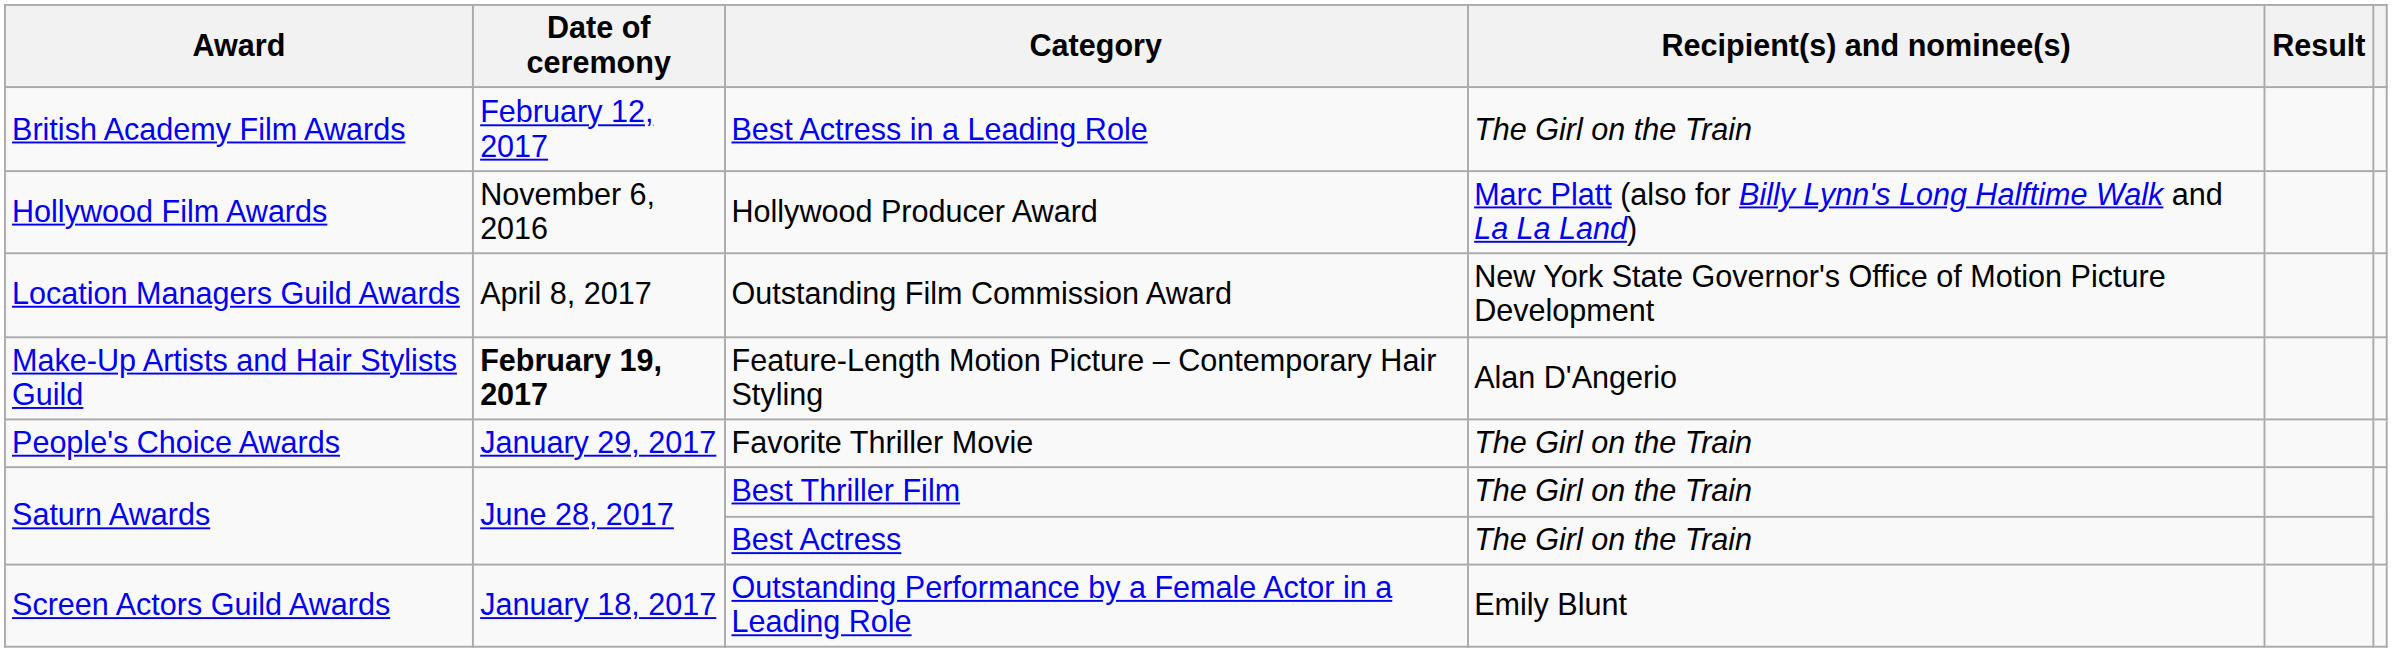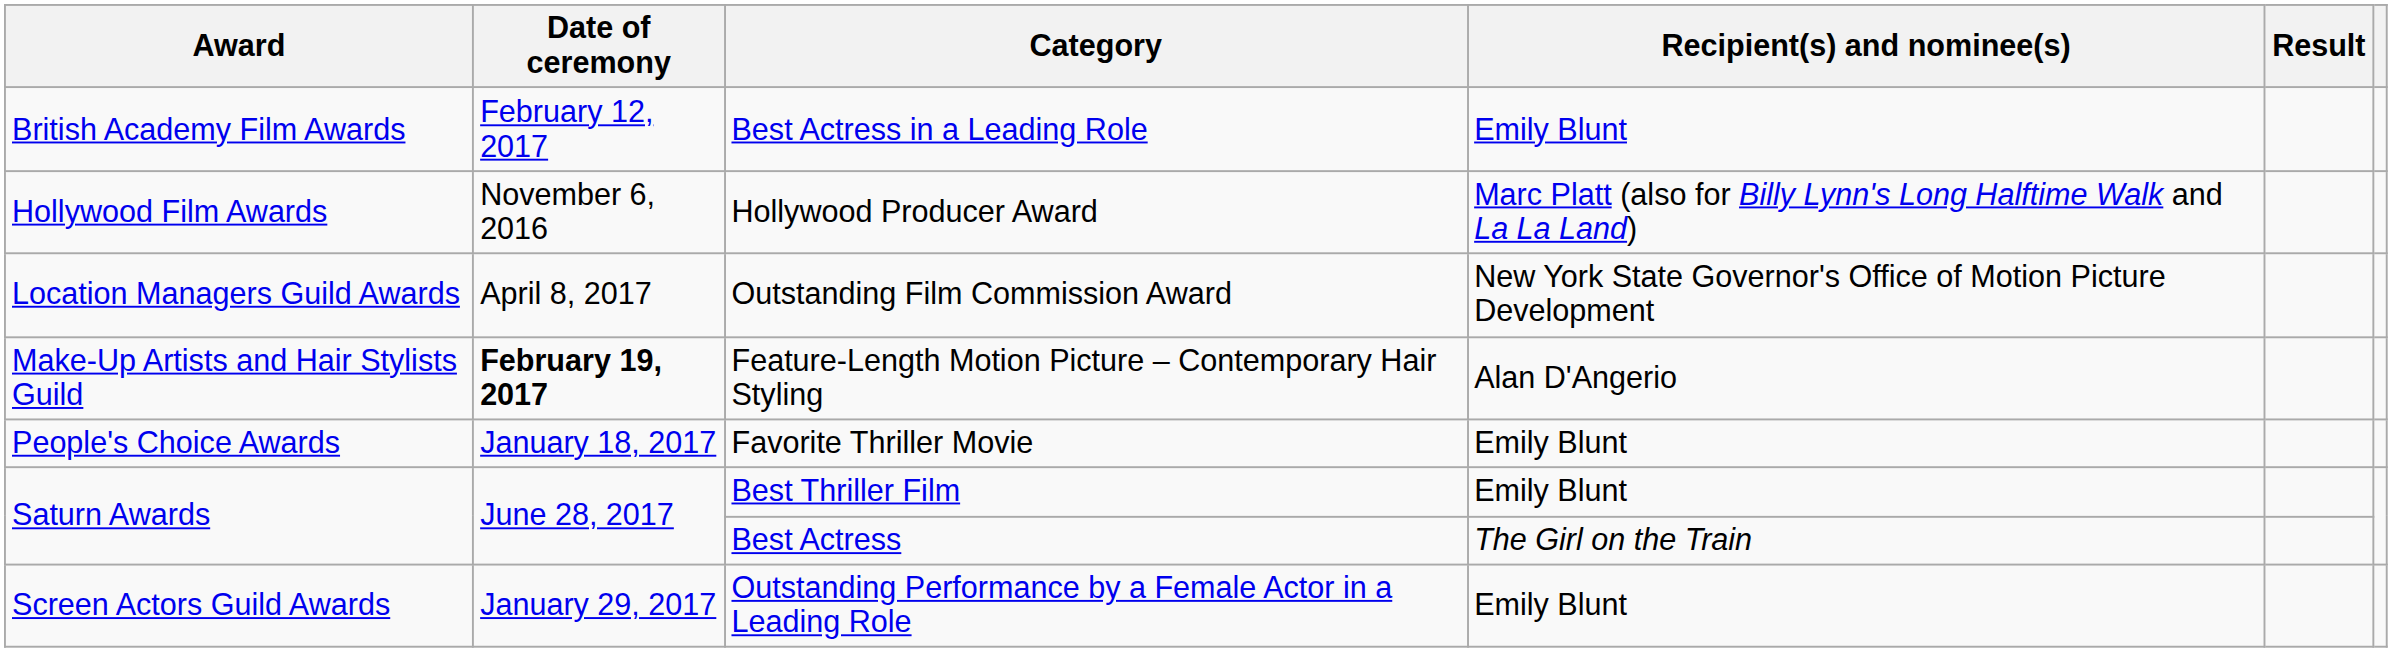(1613, 128) The Girl on the Train -> (1551, 128) Emily Blunt
(598, 442) January 29, 2017 -> (598, 442) January 18, 2017
(1613, 442) The Girl on the Train -> (1551, 442) Emily Blunt
(1613, 491) The Girl on the Train -> (1551, 491) Emily Blunt
(598, 605) January 18, 2017 -> (598, 605) January 29, 2017
